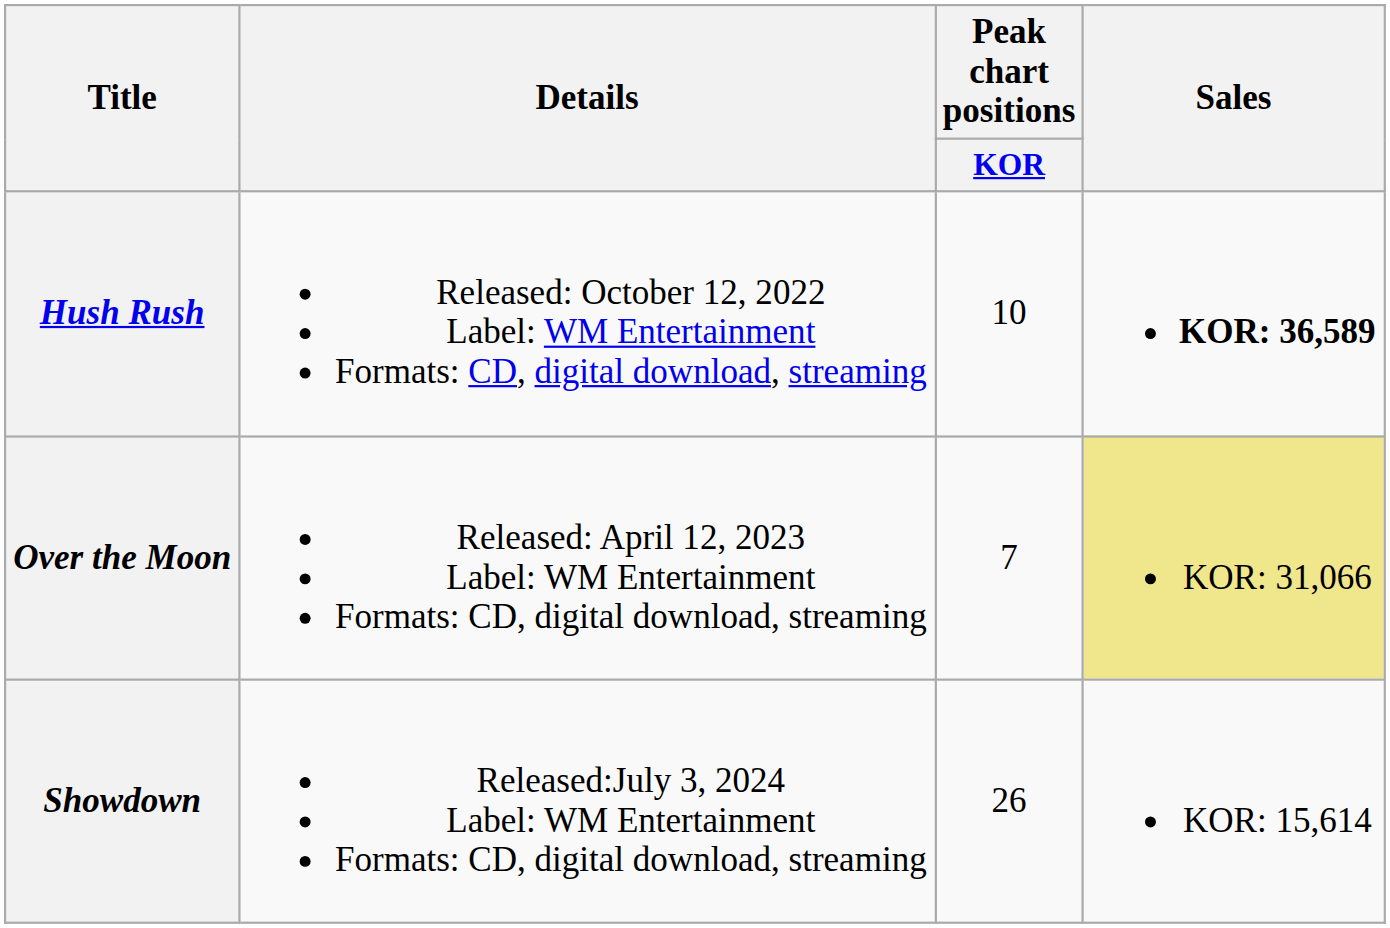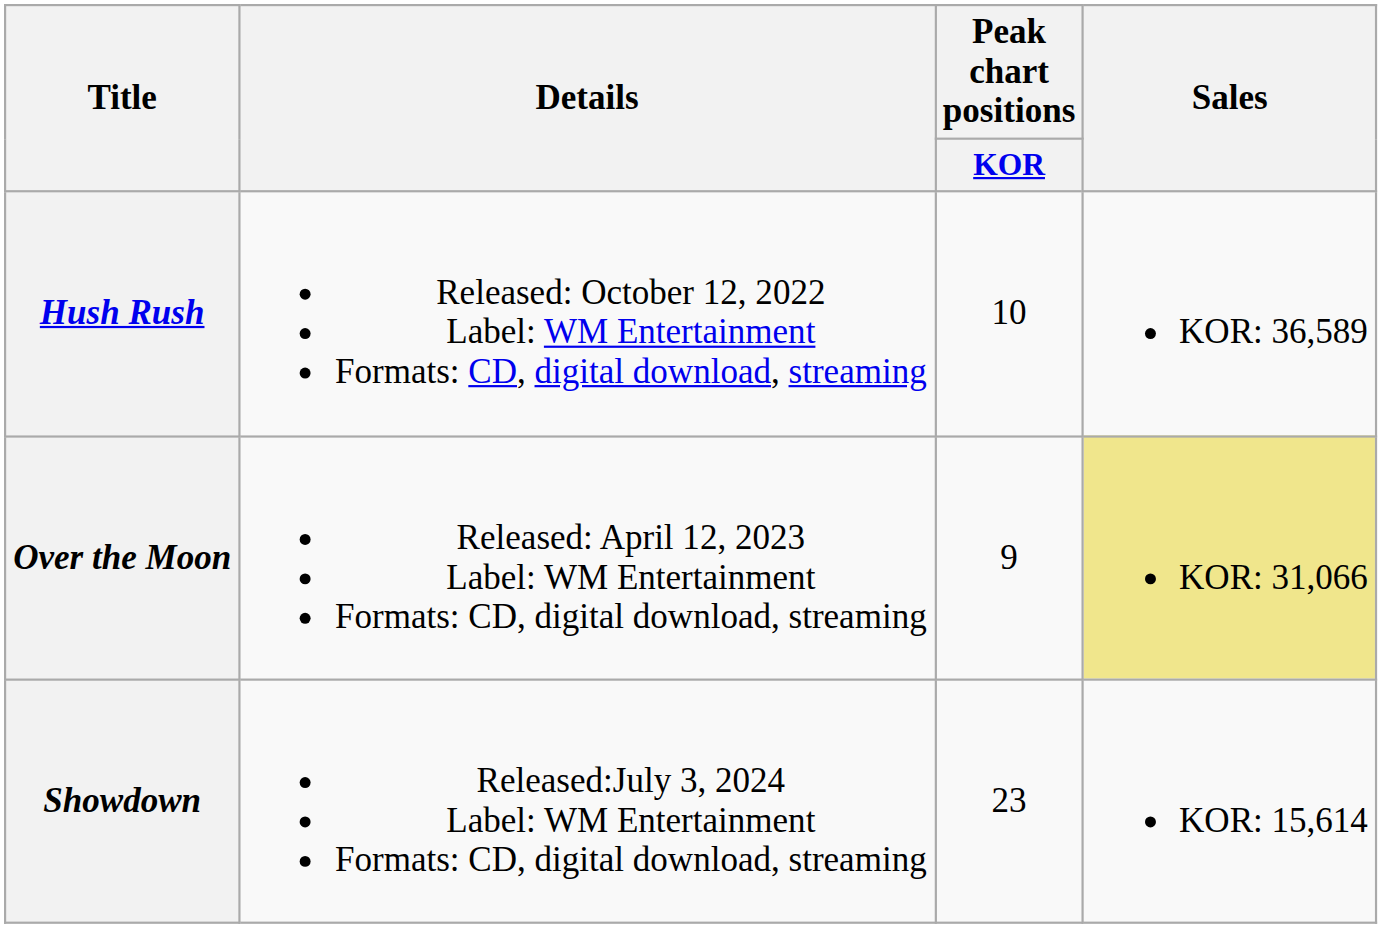(1234, 333) bold -> (1230, 333) normal
(1009, 556) 7 -> (1009, 556) 9
(1009, 800) 26 -> (1009, 800) 23
